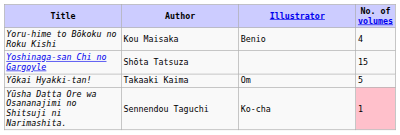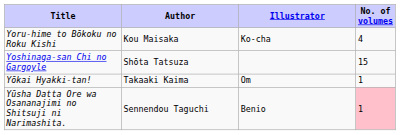(253, 39) Benio -> (256, 39) Ko-cha
(360, 81) 5 -> (360, 81) 1
(256, 109) Ko-cha -> (253, 109) Benio
